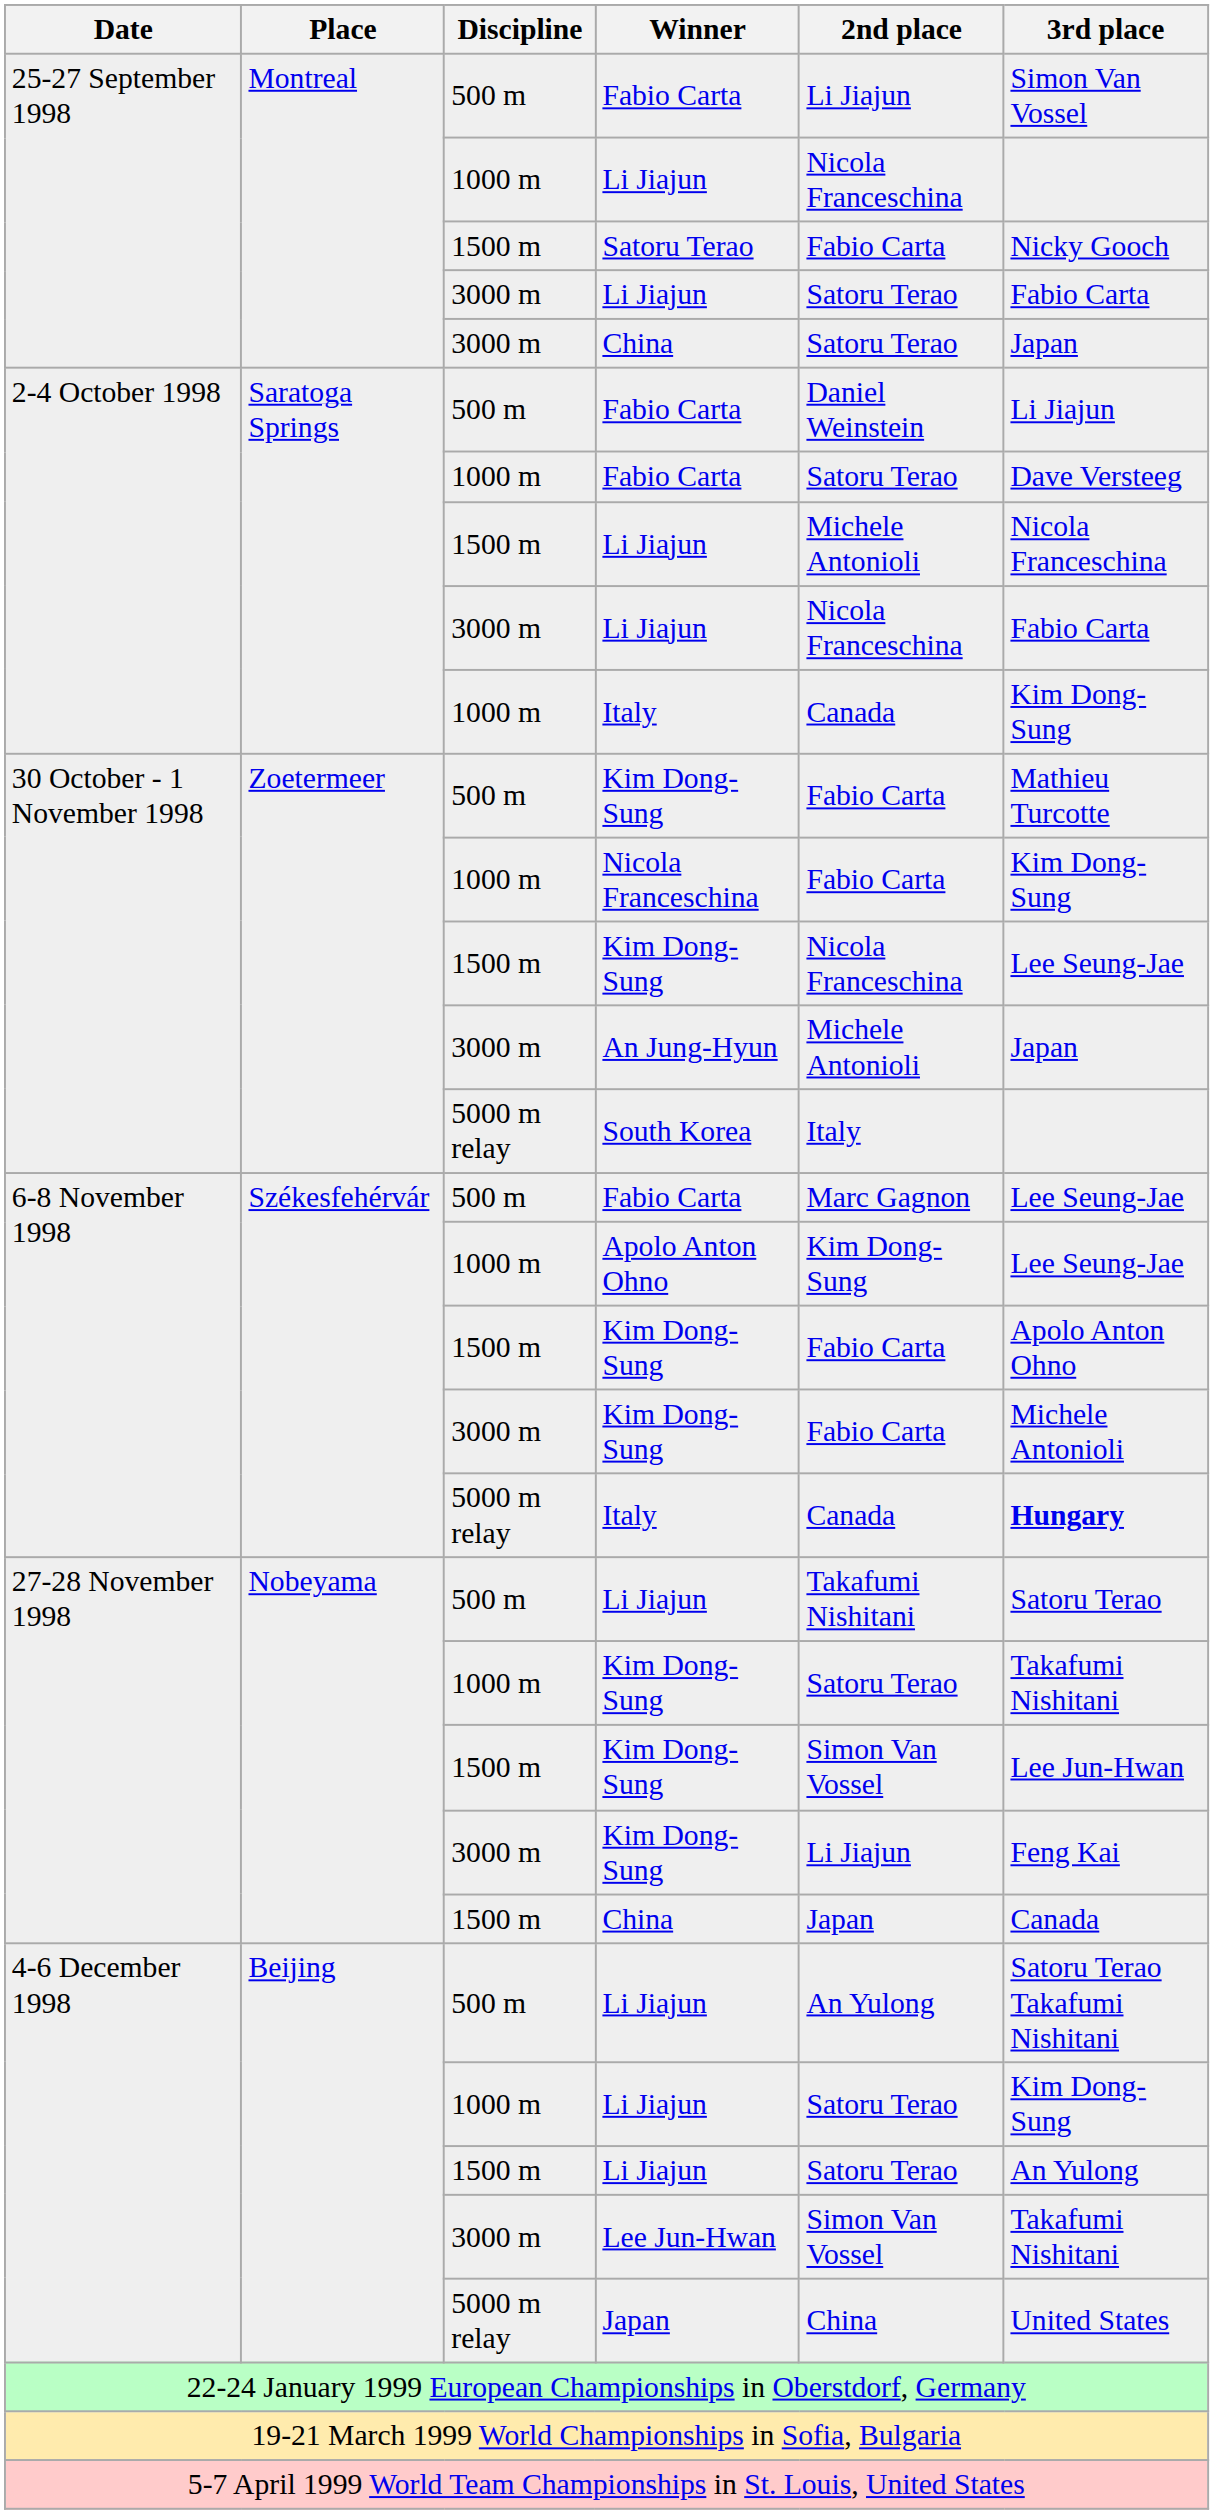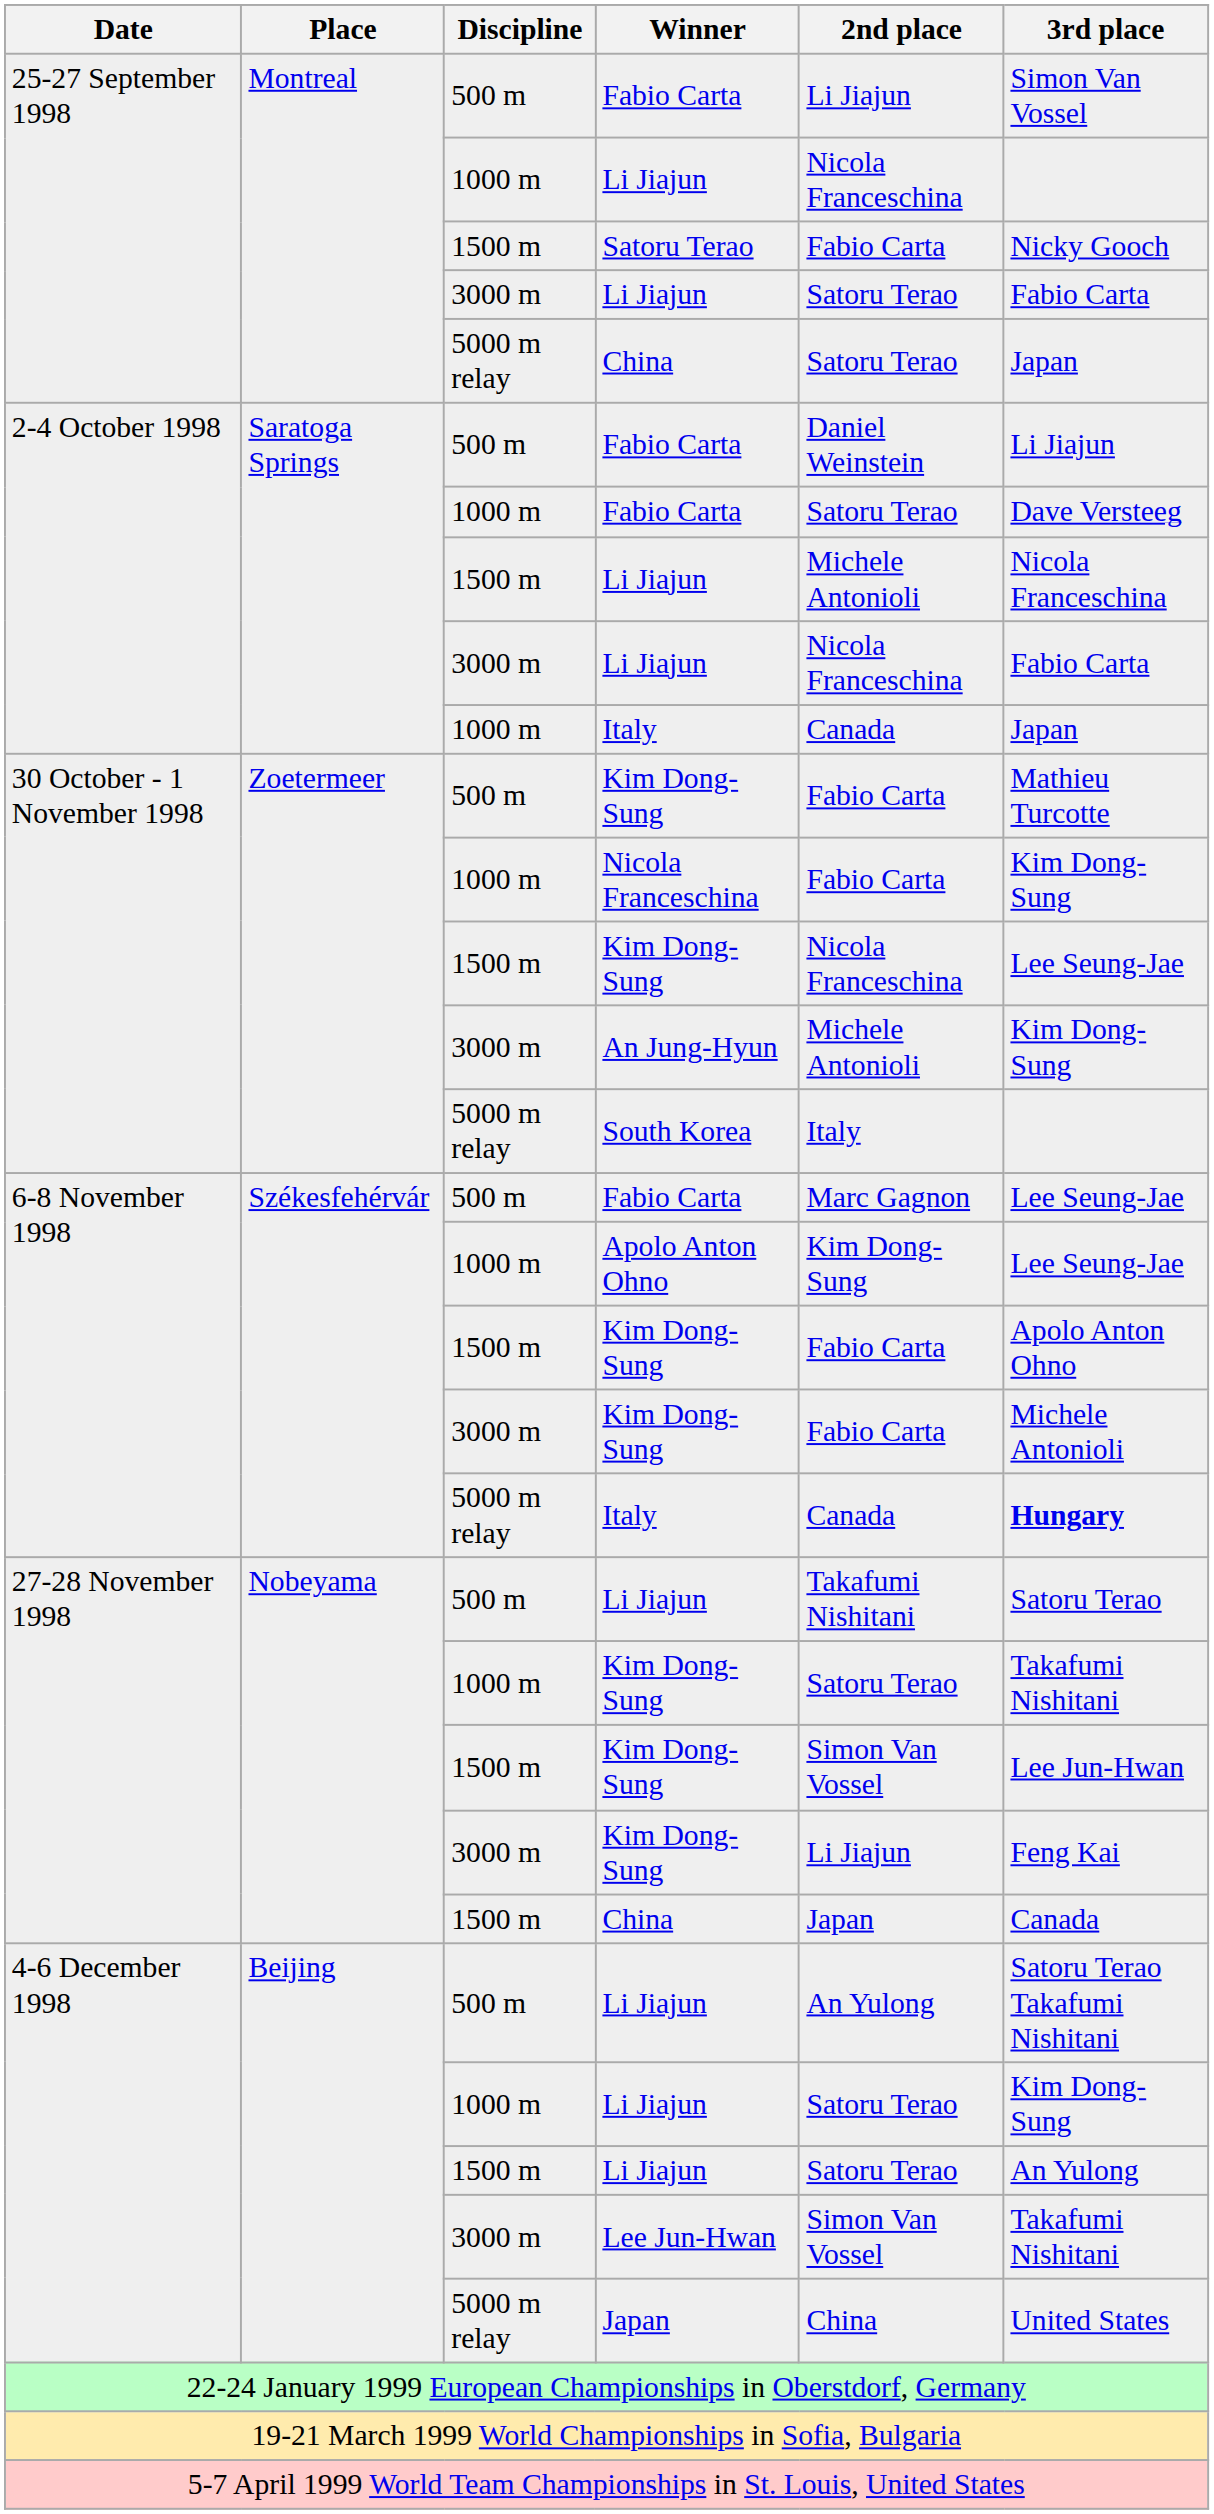(496, 343) 3000 m -> (496, 361) 5000 m relay
(1078, 710) Kim Dong-Sung -> (1044, 728) Japan
(1044, 1046) Japan -> (1078, 1046) Kim Dong-Sung
